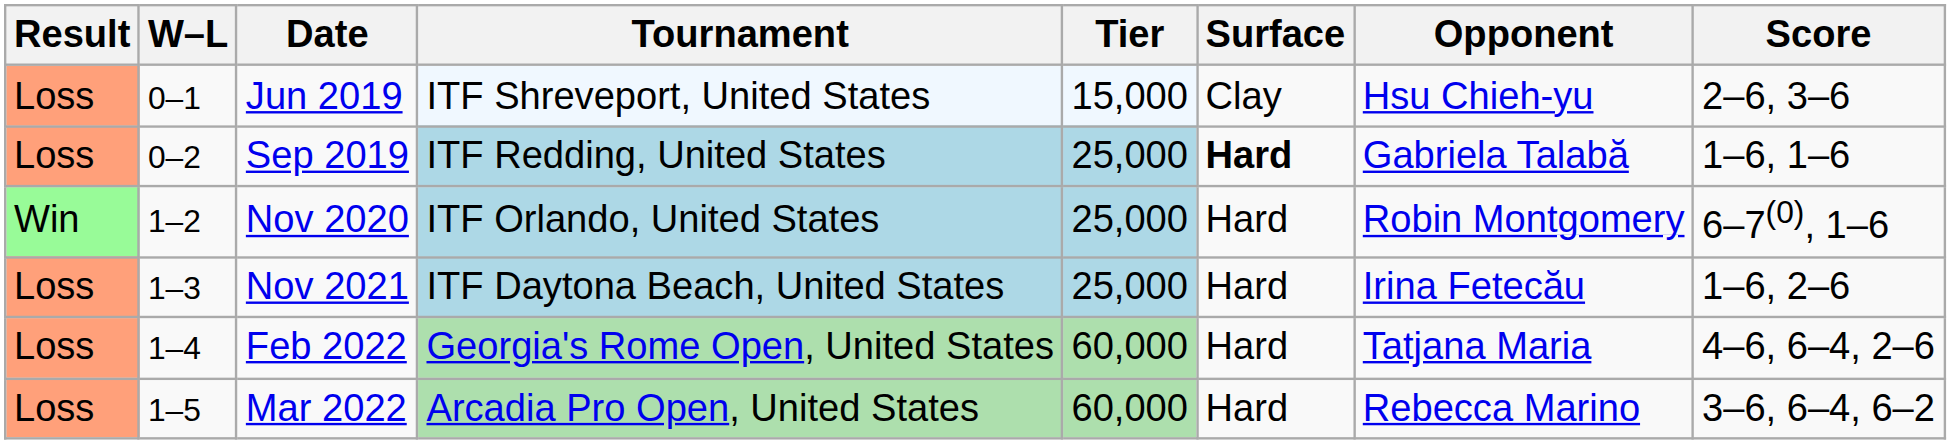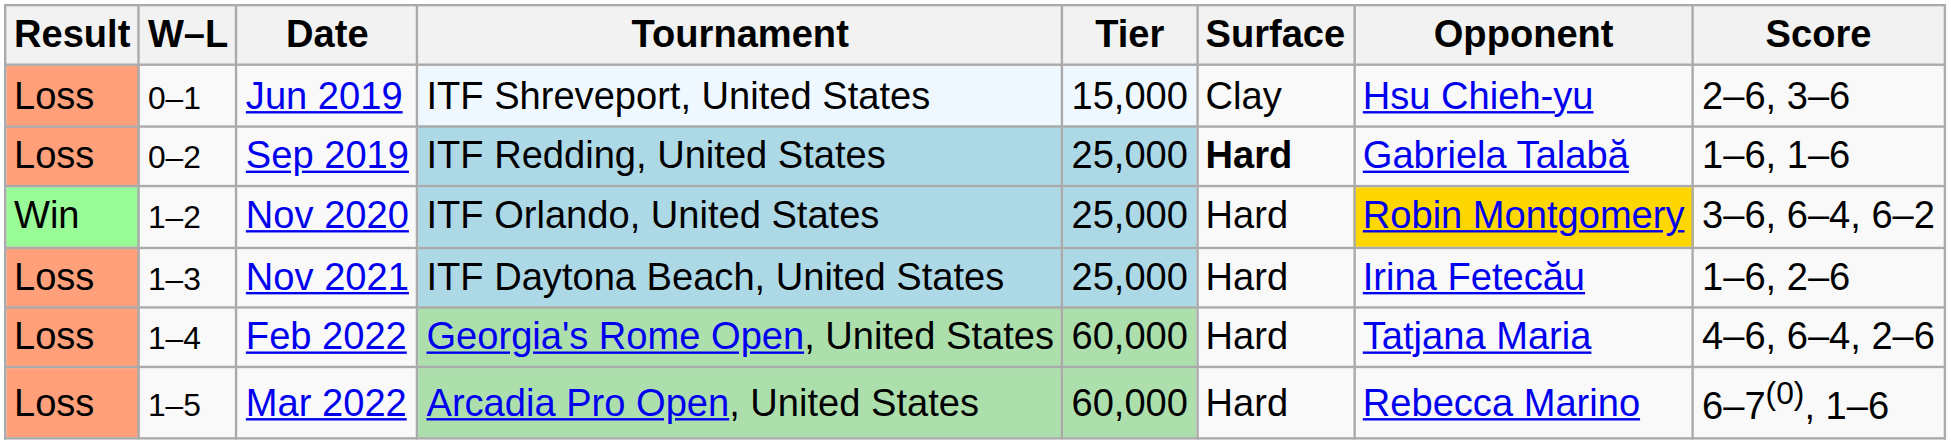(1524, 221) no background -> (1524, 215) gold background
(1796, 221) 6–7(0), 1–6 -> (1819, 215) 3–6, 6–4, 6–2
(1819, 407) 3–6, 6–4, 6–2 -> (1796, 402) 6–7(0), 1–6
